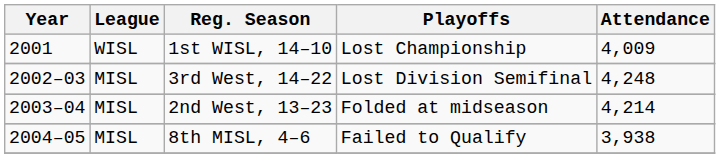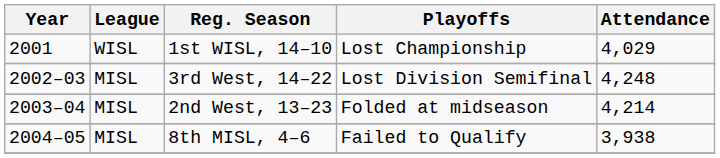(628, 49) 4,009 -> (628, 49) 4,029
